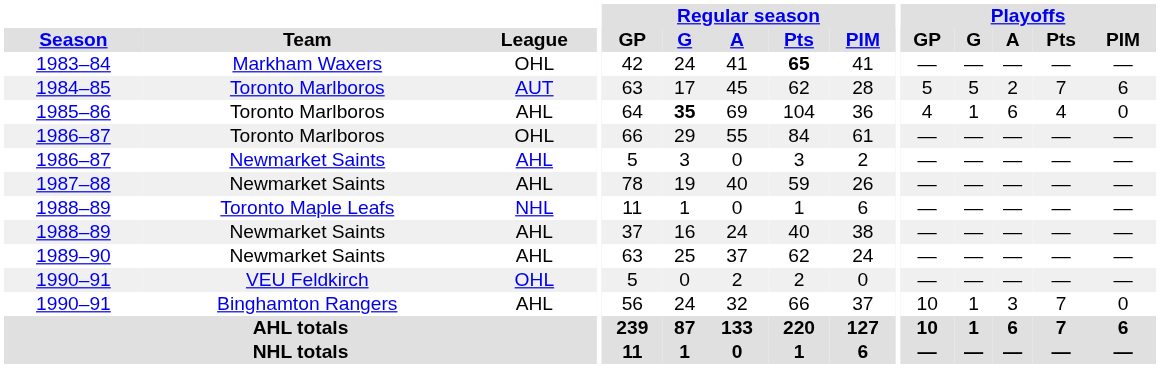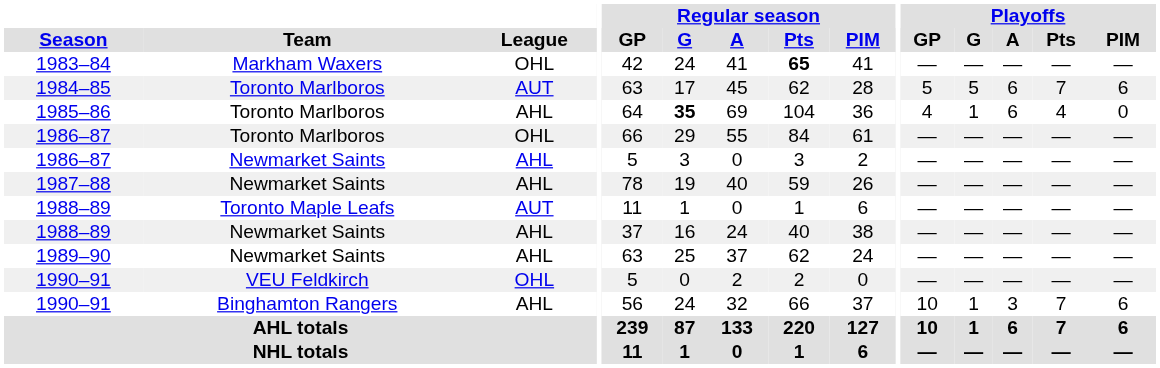(1013, 87) 2 -> (1013, 87) 6
(534, 207) NHL -> (534, 207) AUT
(1123, 303) 0 -> (1123, 303) 6
